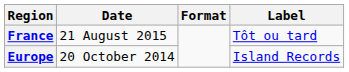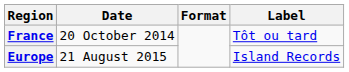(113, 36) 21 August 2015 -> (117, 36) 20 October 2014
(117, 56) 20 October 2014 -> (113, 56) 21 August 2015
